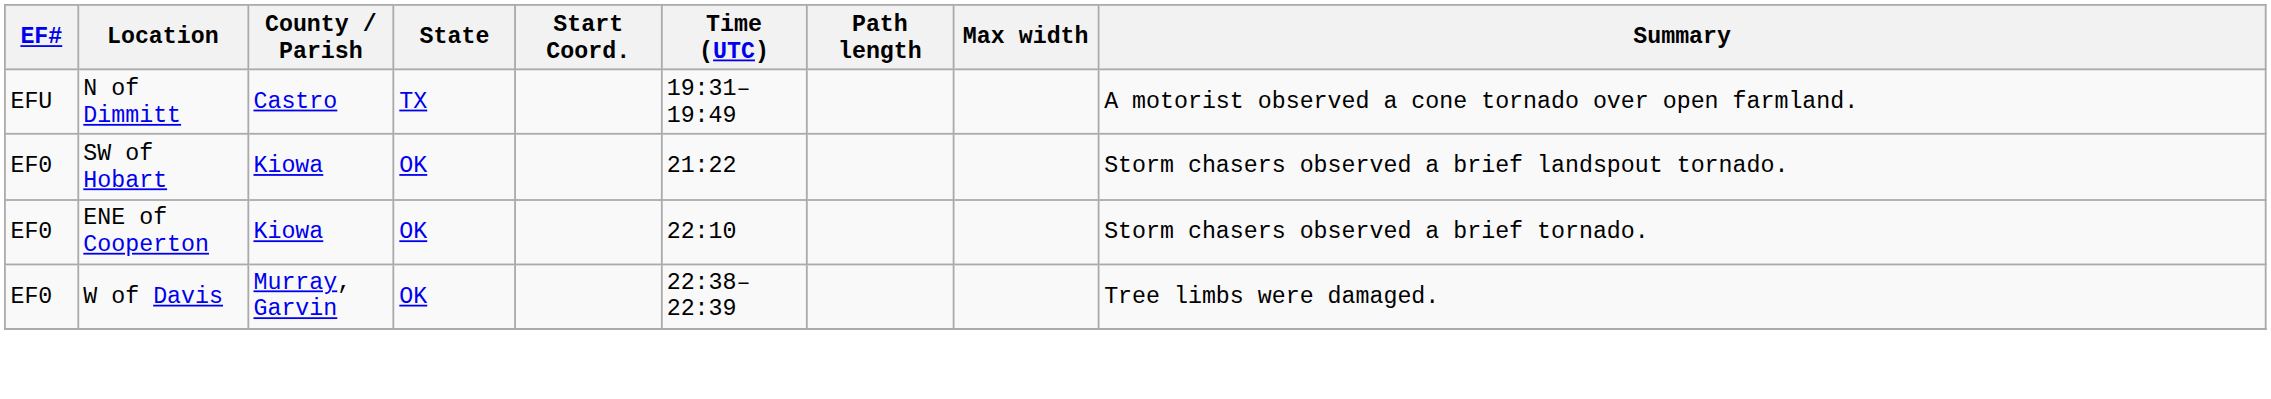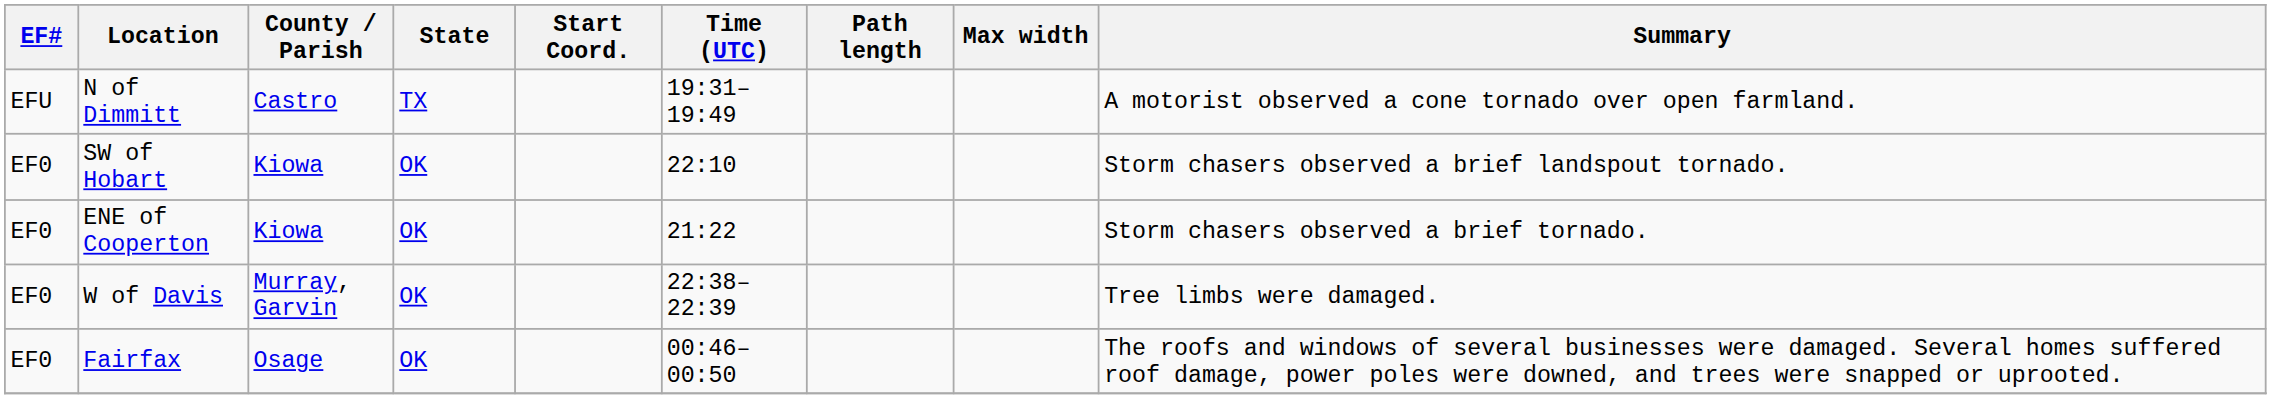(702, 167) 21:22 -> (702, 167) 22:10
(702, 232) 22:10 -> (702, 232) 21:22
+ row: (132, 361)
